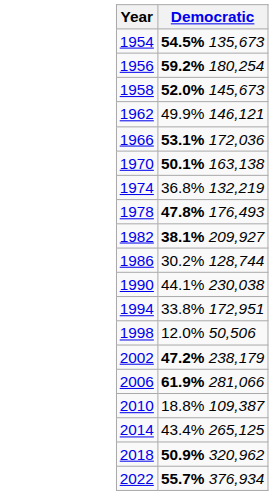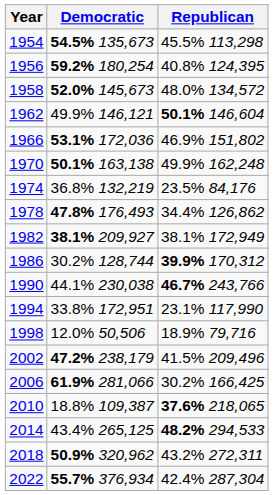+ column: (213, 17)
